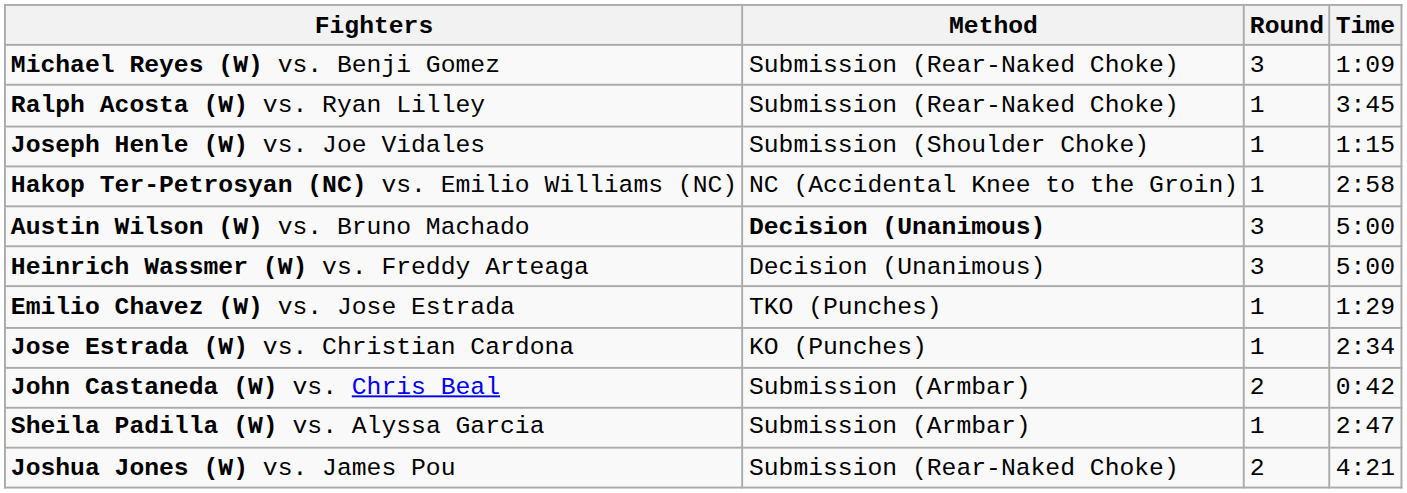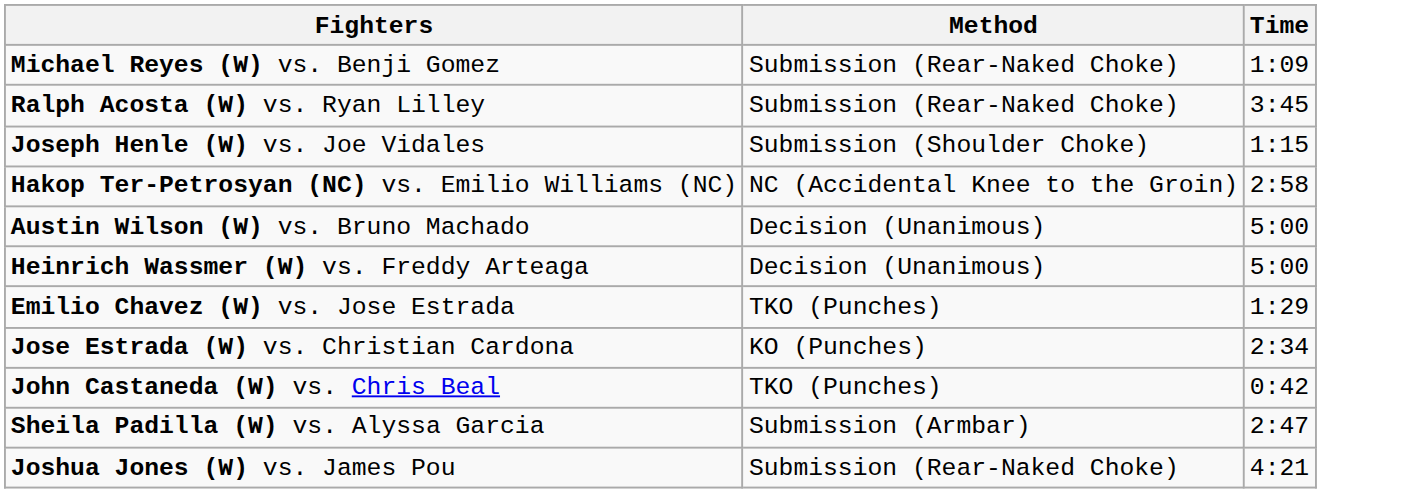- column: (1287, 25)
(897, 226) bold -> (897, 226) normal
(890, 387) Submission (Armbar) -> (845, 387) TKO (Punches)
